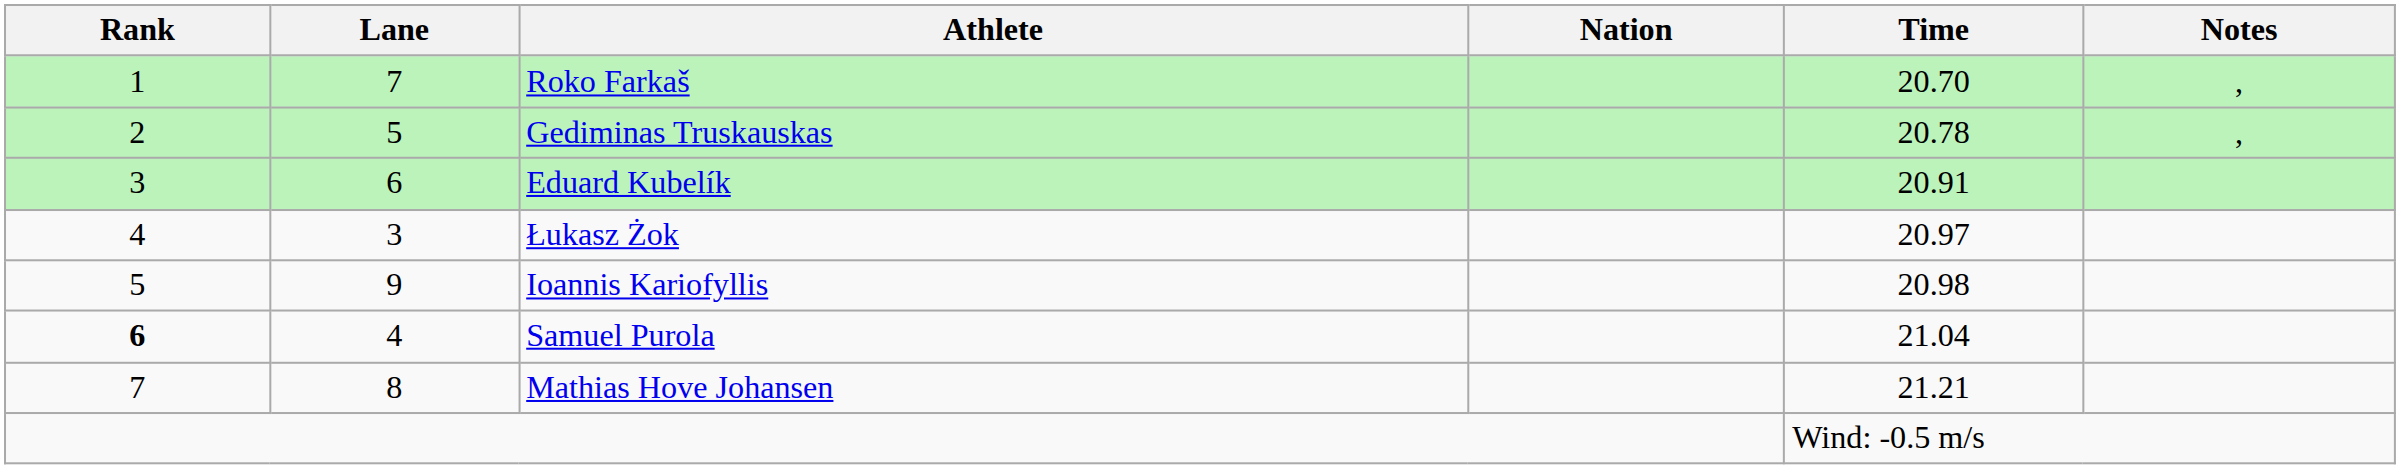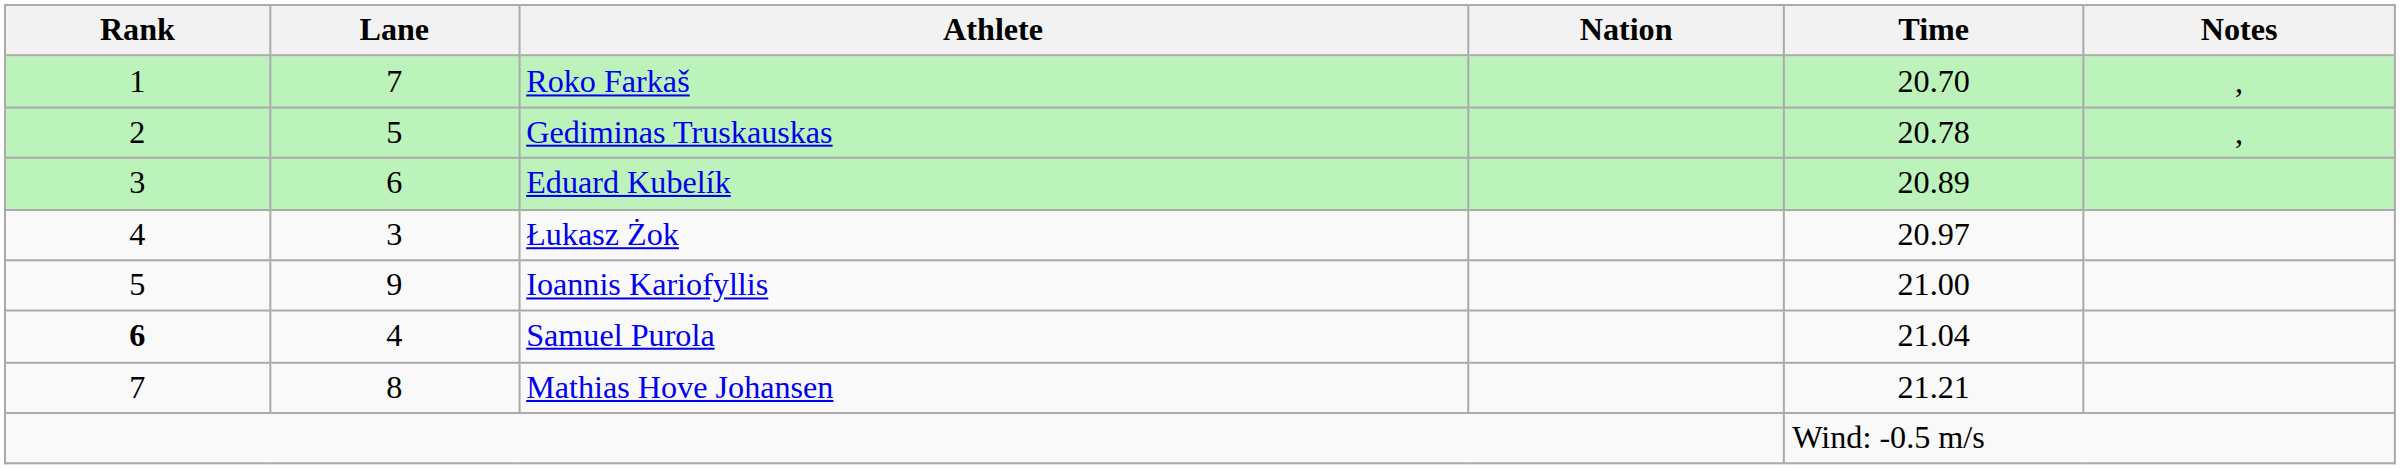(1934, 183) 20.91 -> (1934, 183) 20.89
(1934, 285) 20.98 -> (1934, 285) 21.00
